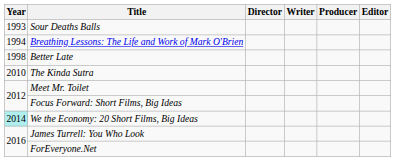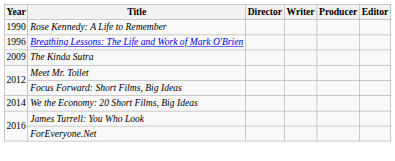+ row: (98, 27)
- row: (65, 27)
(16, 42) 1994 -> (16, 42) 1996
- row: (52, 57)
(16, 73) 2010 -> (16, 57) 2009
(16, 118) paleturquoise background -> (16, 103) no background
